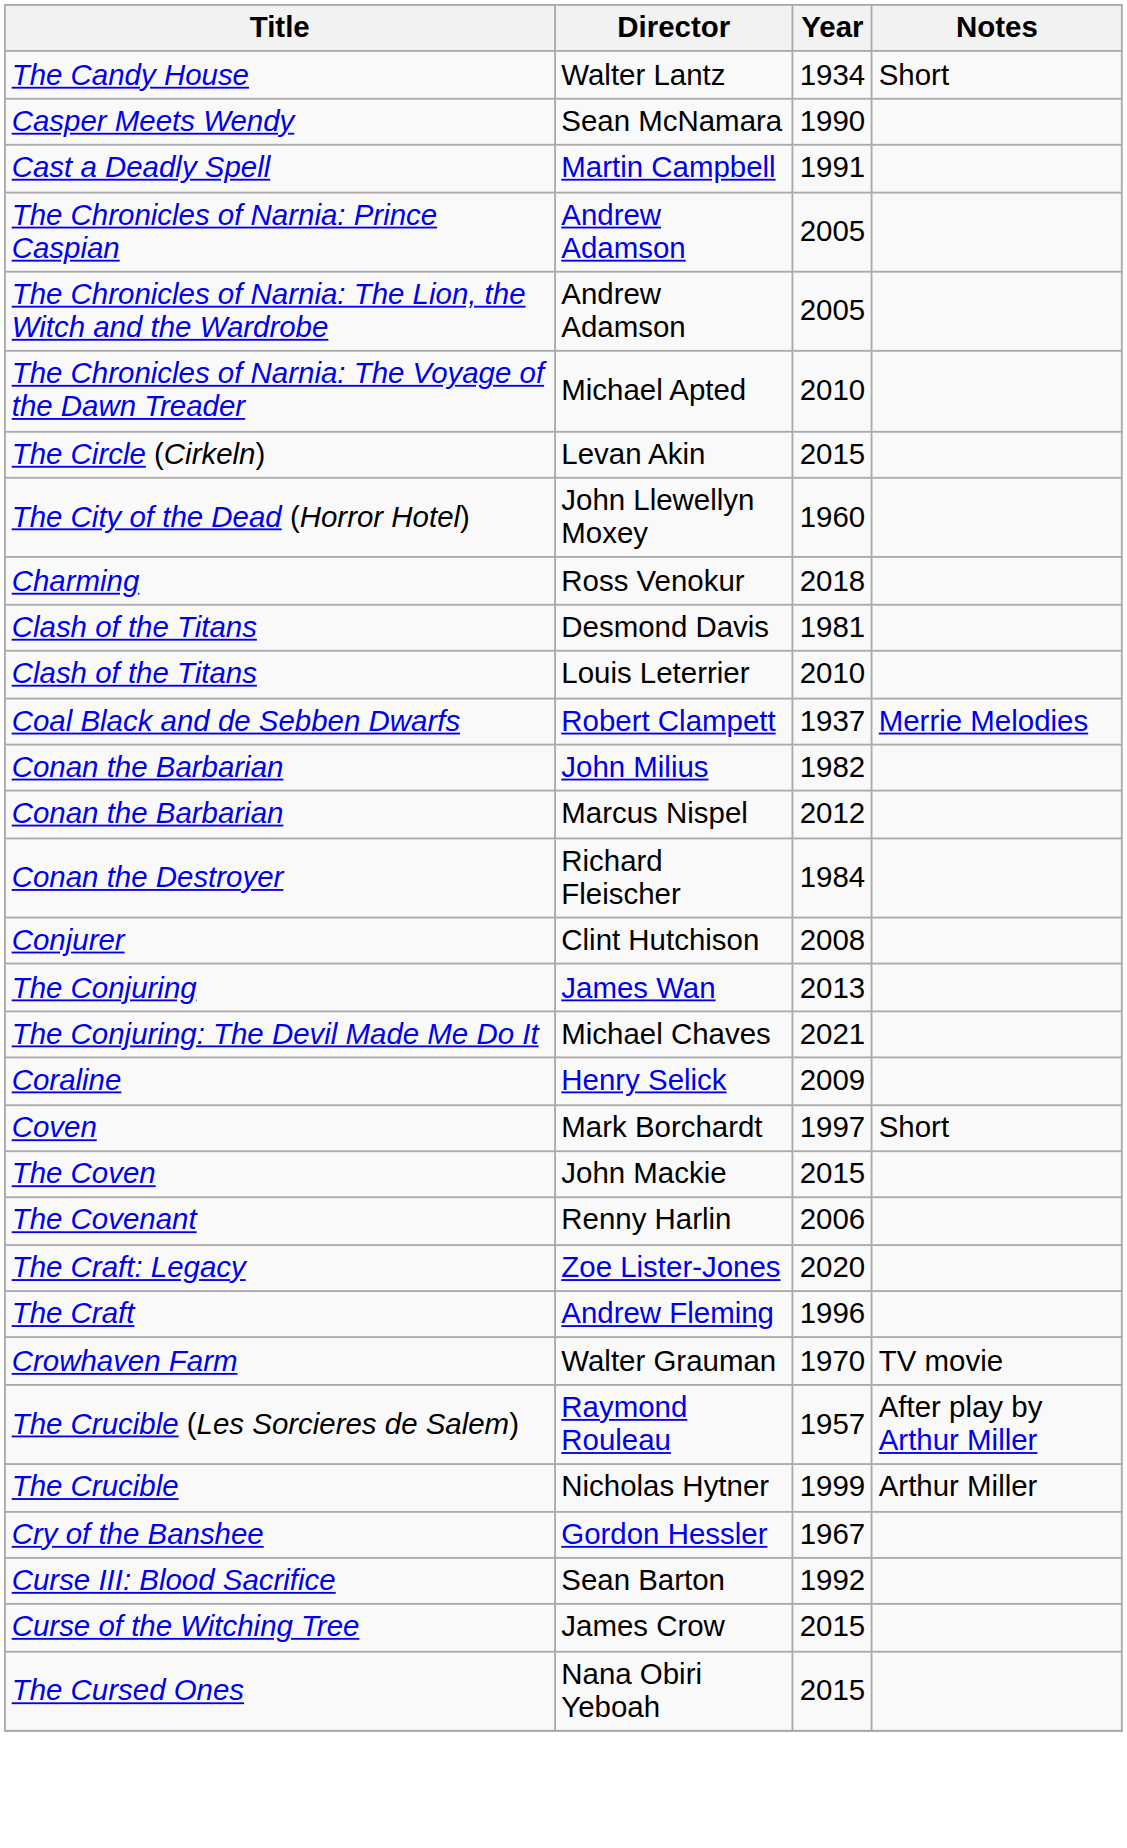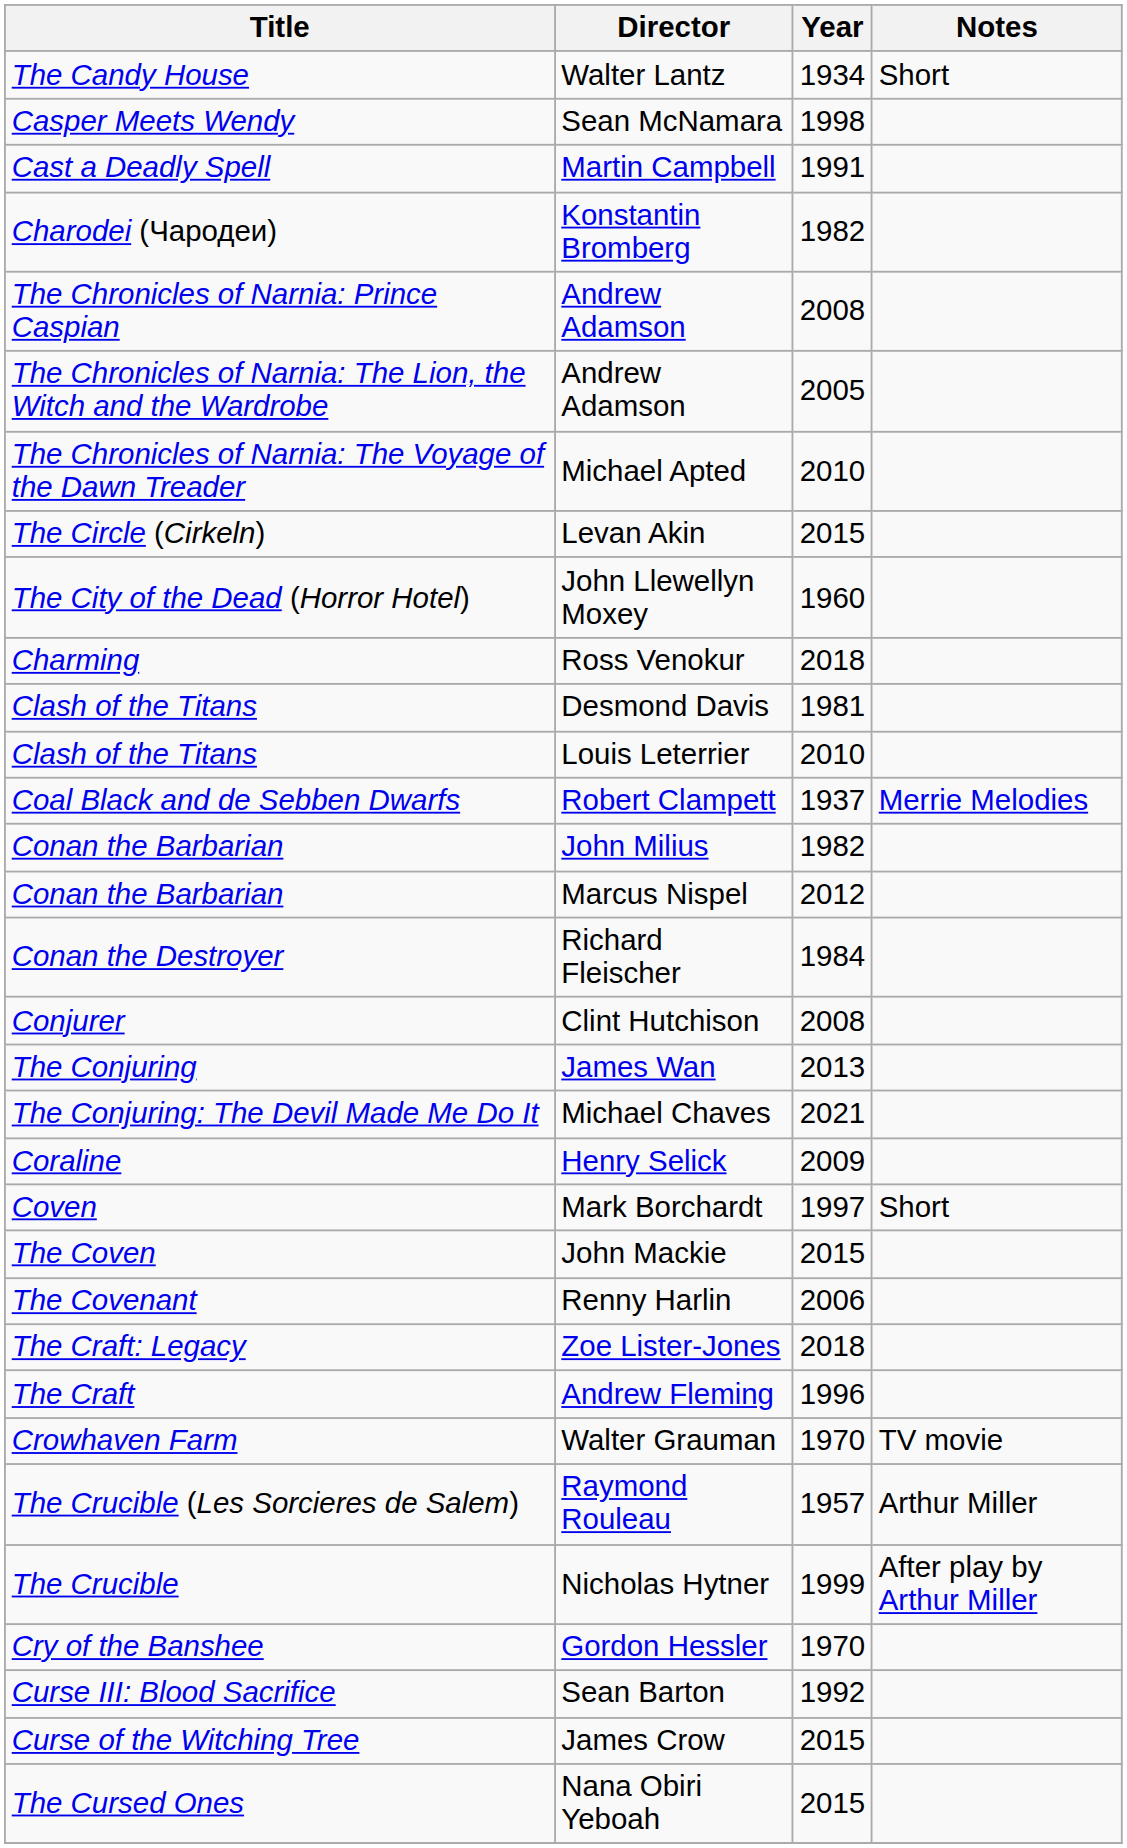(832, 121) 1990 -> (832, 121) 1998
+ row: (144, 231)
(832, 231) 2005 -> (832, 310) 2008
(832, 1267) 2020 -> (832, 1347) 2018
(961, 1423) After play by Arthur Miller -> (958, 1503) Arthur Miller
(958, 1487) Arthur Miller -> (961, 1583) After play by Arthur Miller
(832, 1533) 1967 -> (832, 1646) 1970
